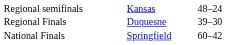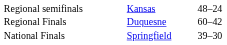(210, 22) 39–30 -> (210, 22) 60–42
(210, 36) 60–42 -> (210, 36) 39–30
